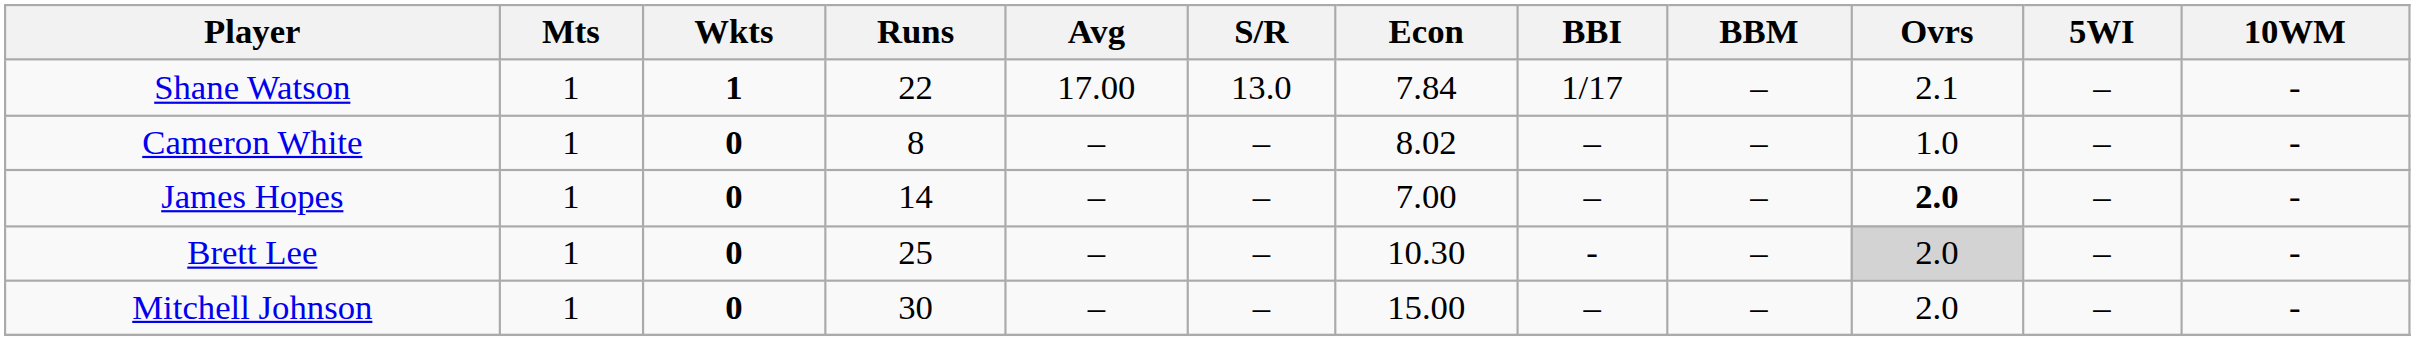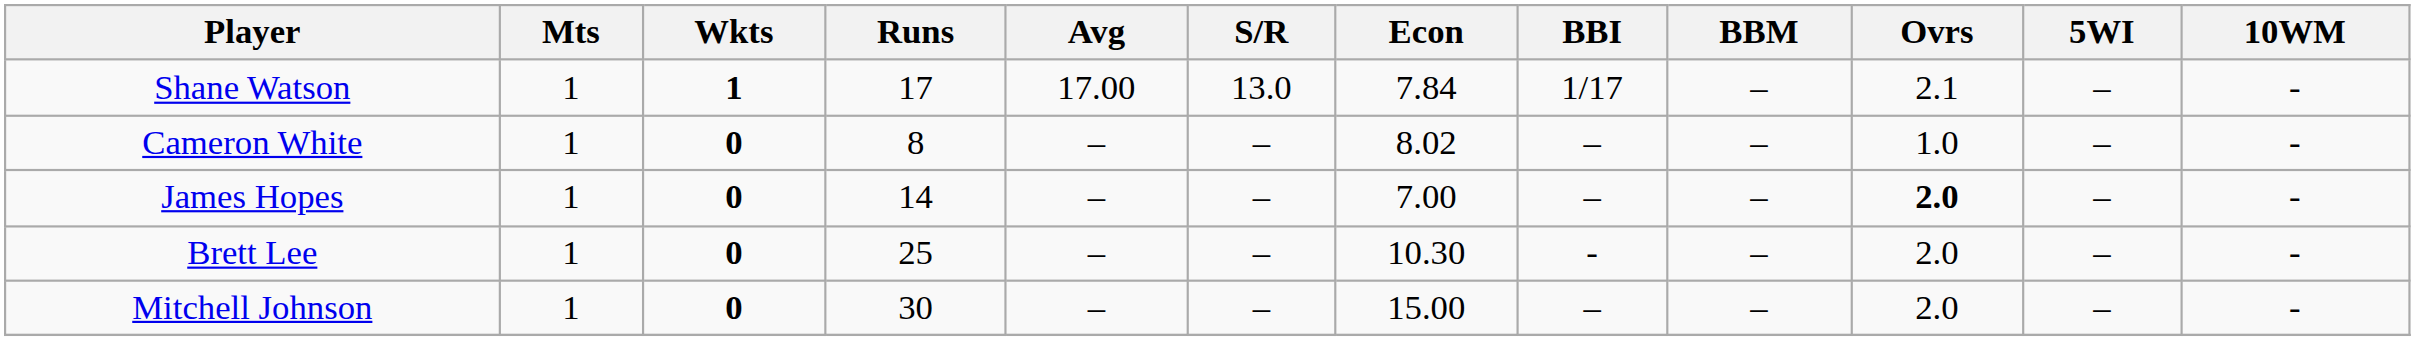(916, 87) 22 -> (916, 87) 17
(1937, 252) lightgrey background -> (1937, 252) no background
